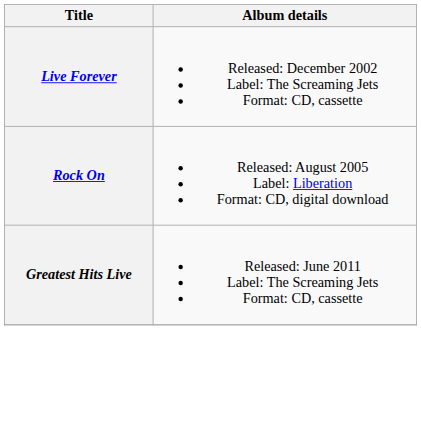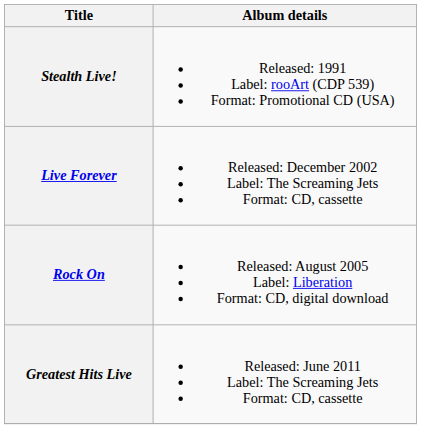+ row: (79, 76)
